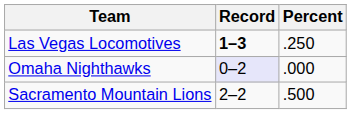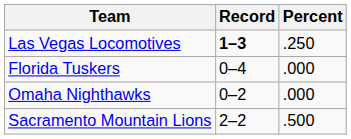+ row: (64, 69)
(233, 69) lavender background -> (233, 95) no background
